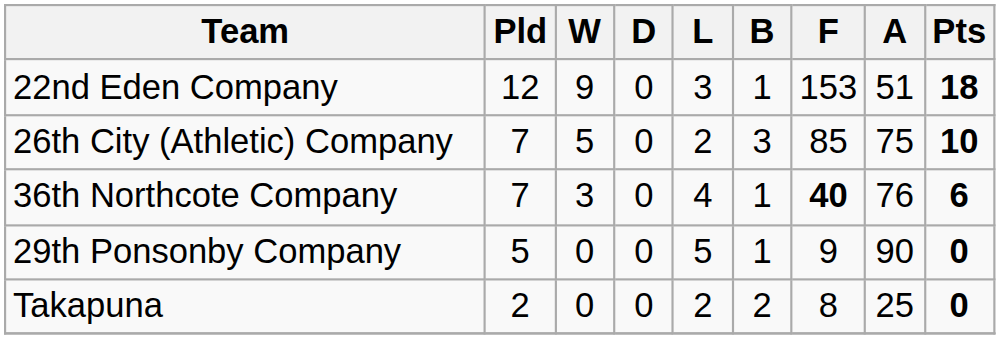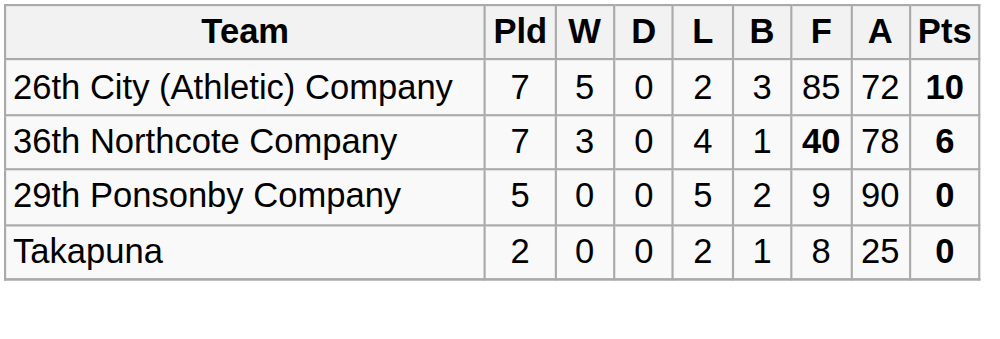- row: (175, 86)
(895, 141) 75 -> (880, 86) 72
(895, 196) 76 -> (880, 141) 78
(762, 251) 1 -> (762, 196) 2
(762, 305) 2 -> (762, 251) 1
